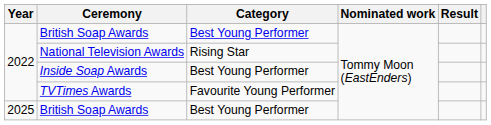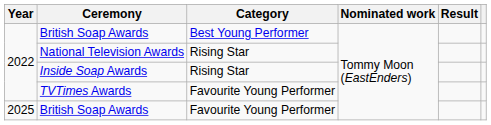(249, 71) Best Young Performer -> (219, 71) Rising Star
(249, 110) Best Young Performer -> (262, 110) Favourite Young Performer
